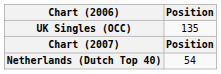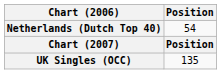rows swapped: (84, 29) <-> (84, 61)
